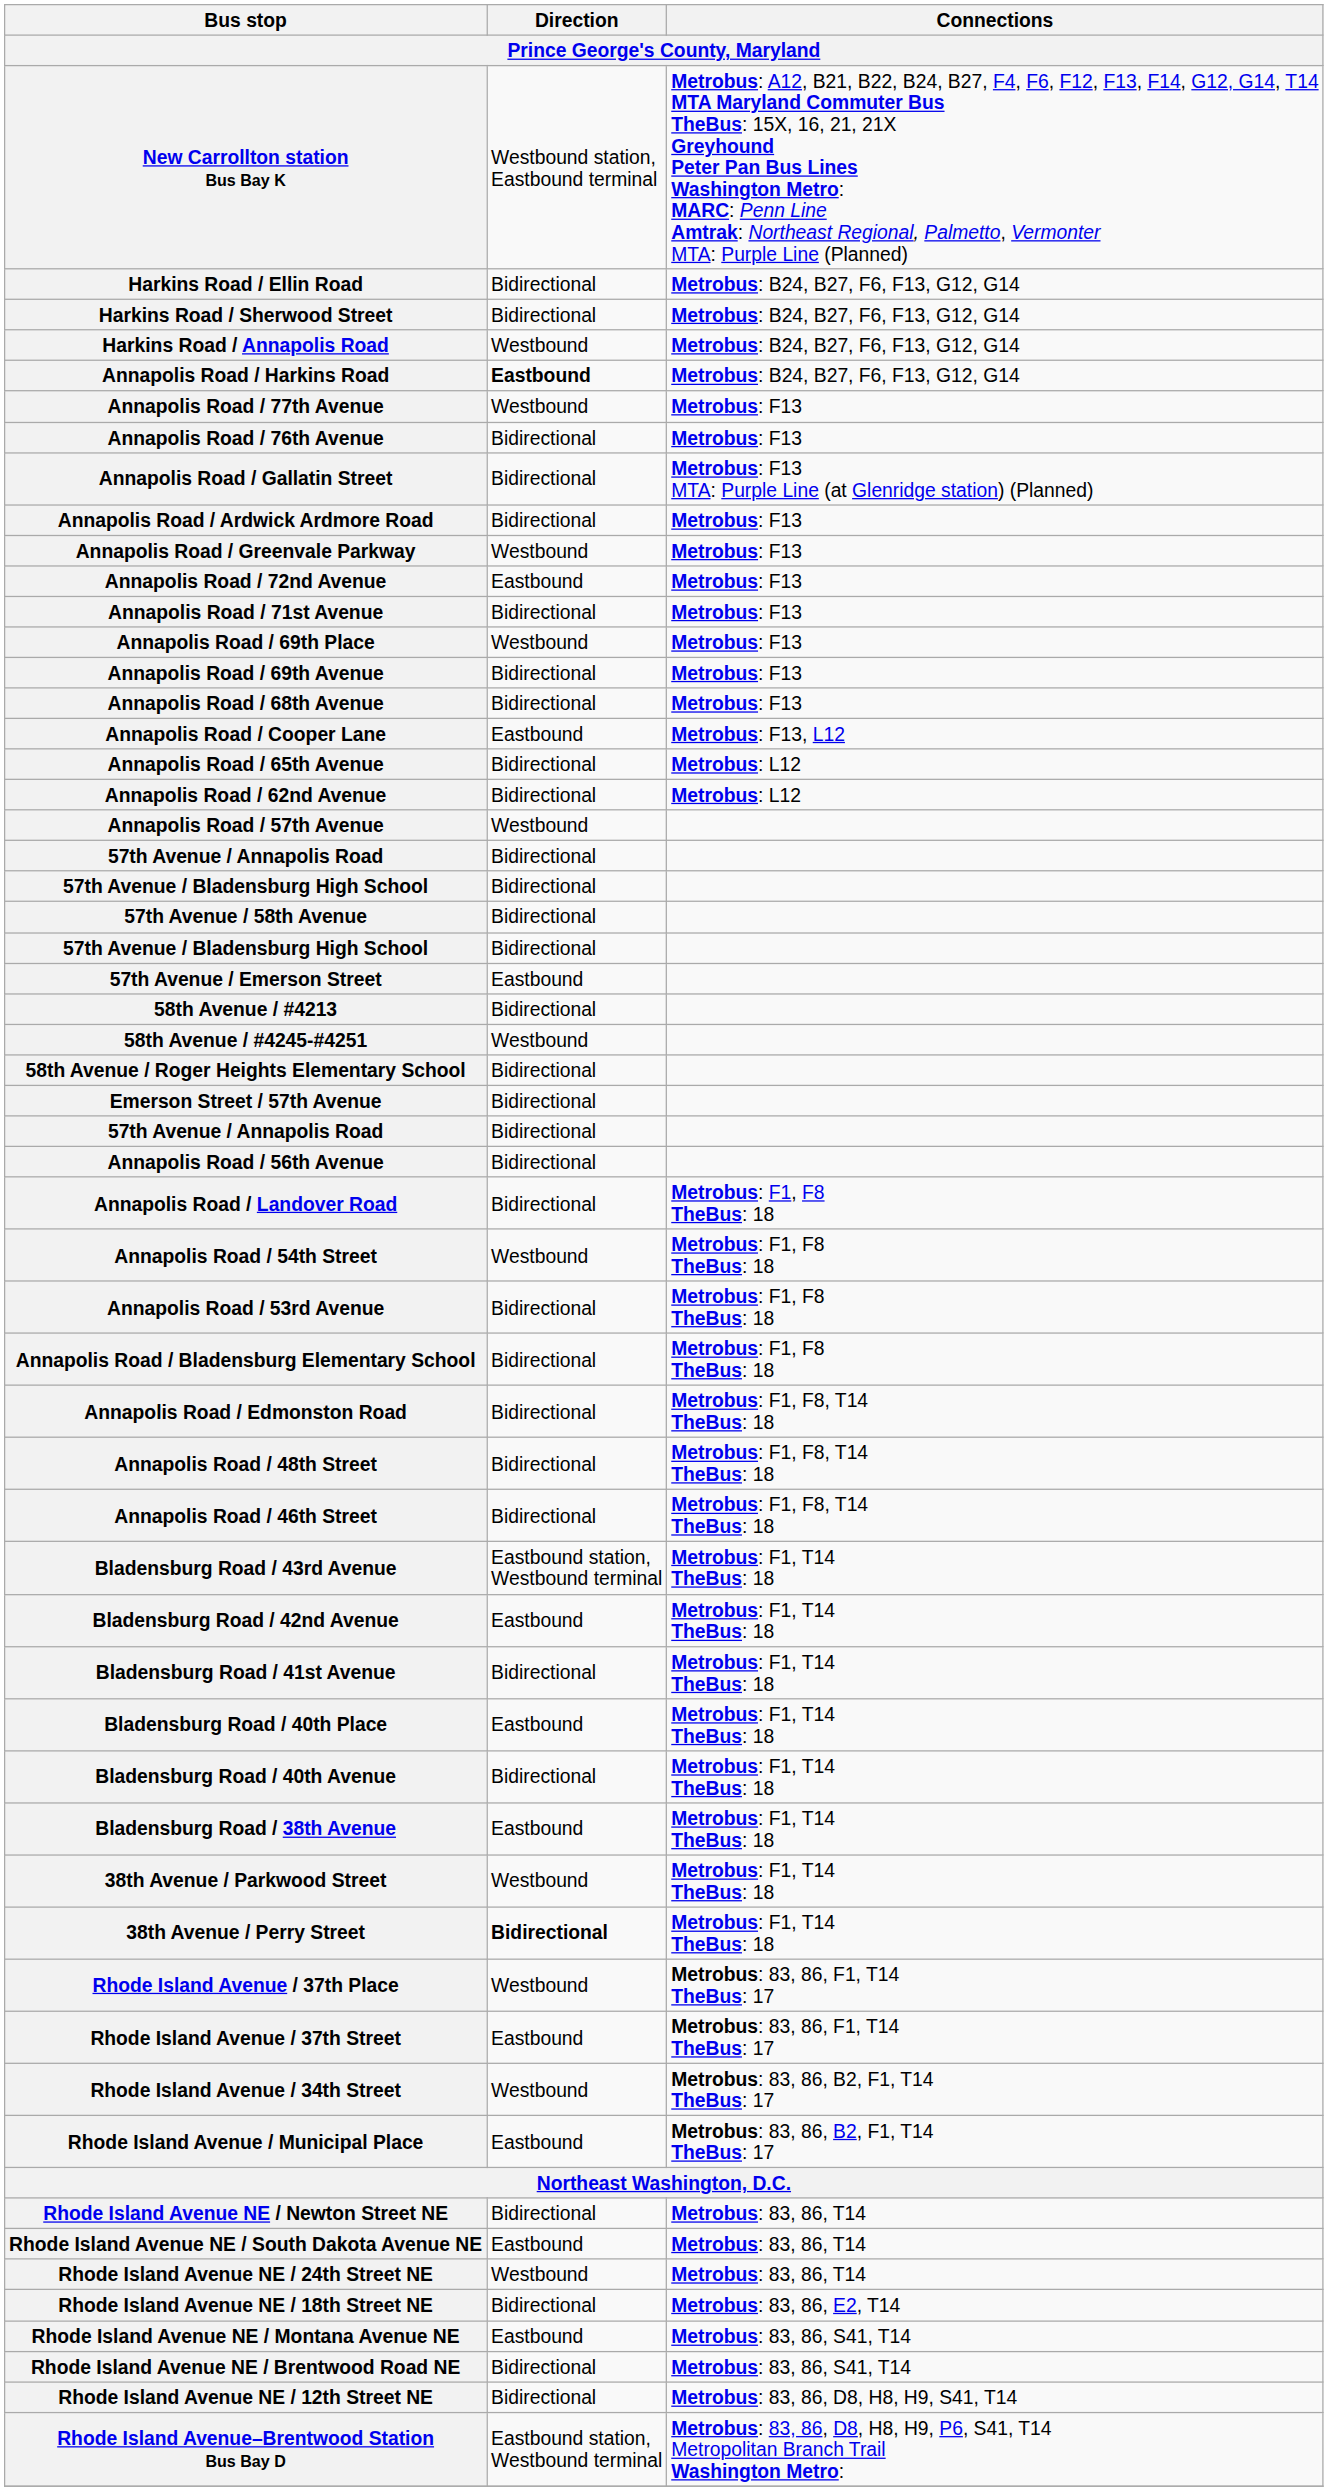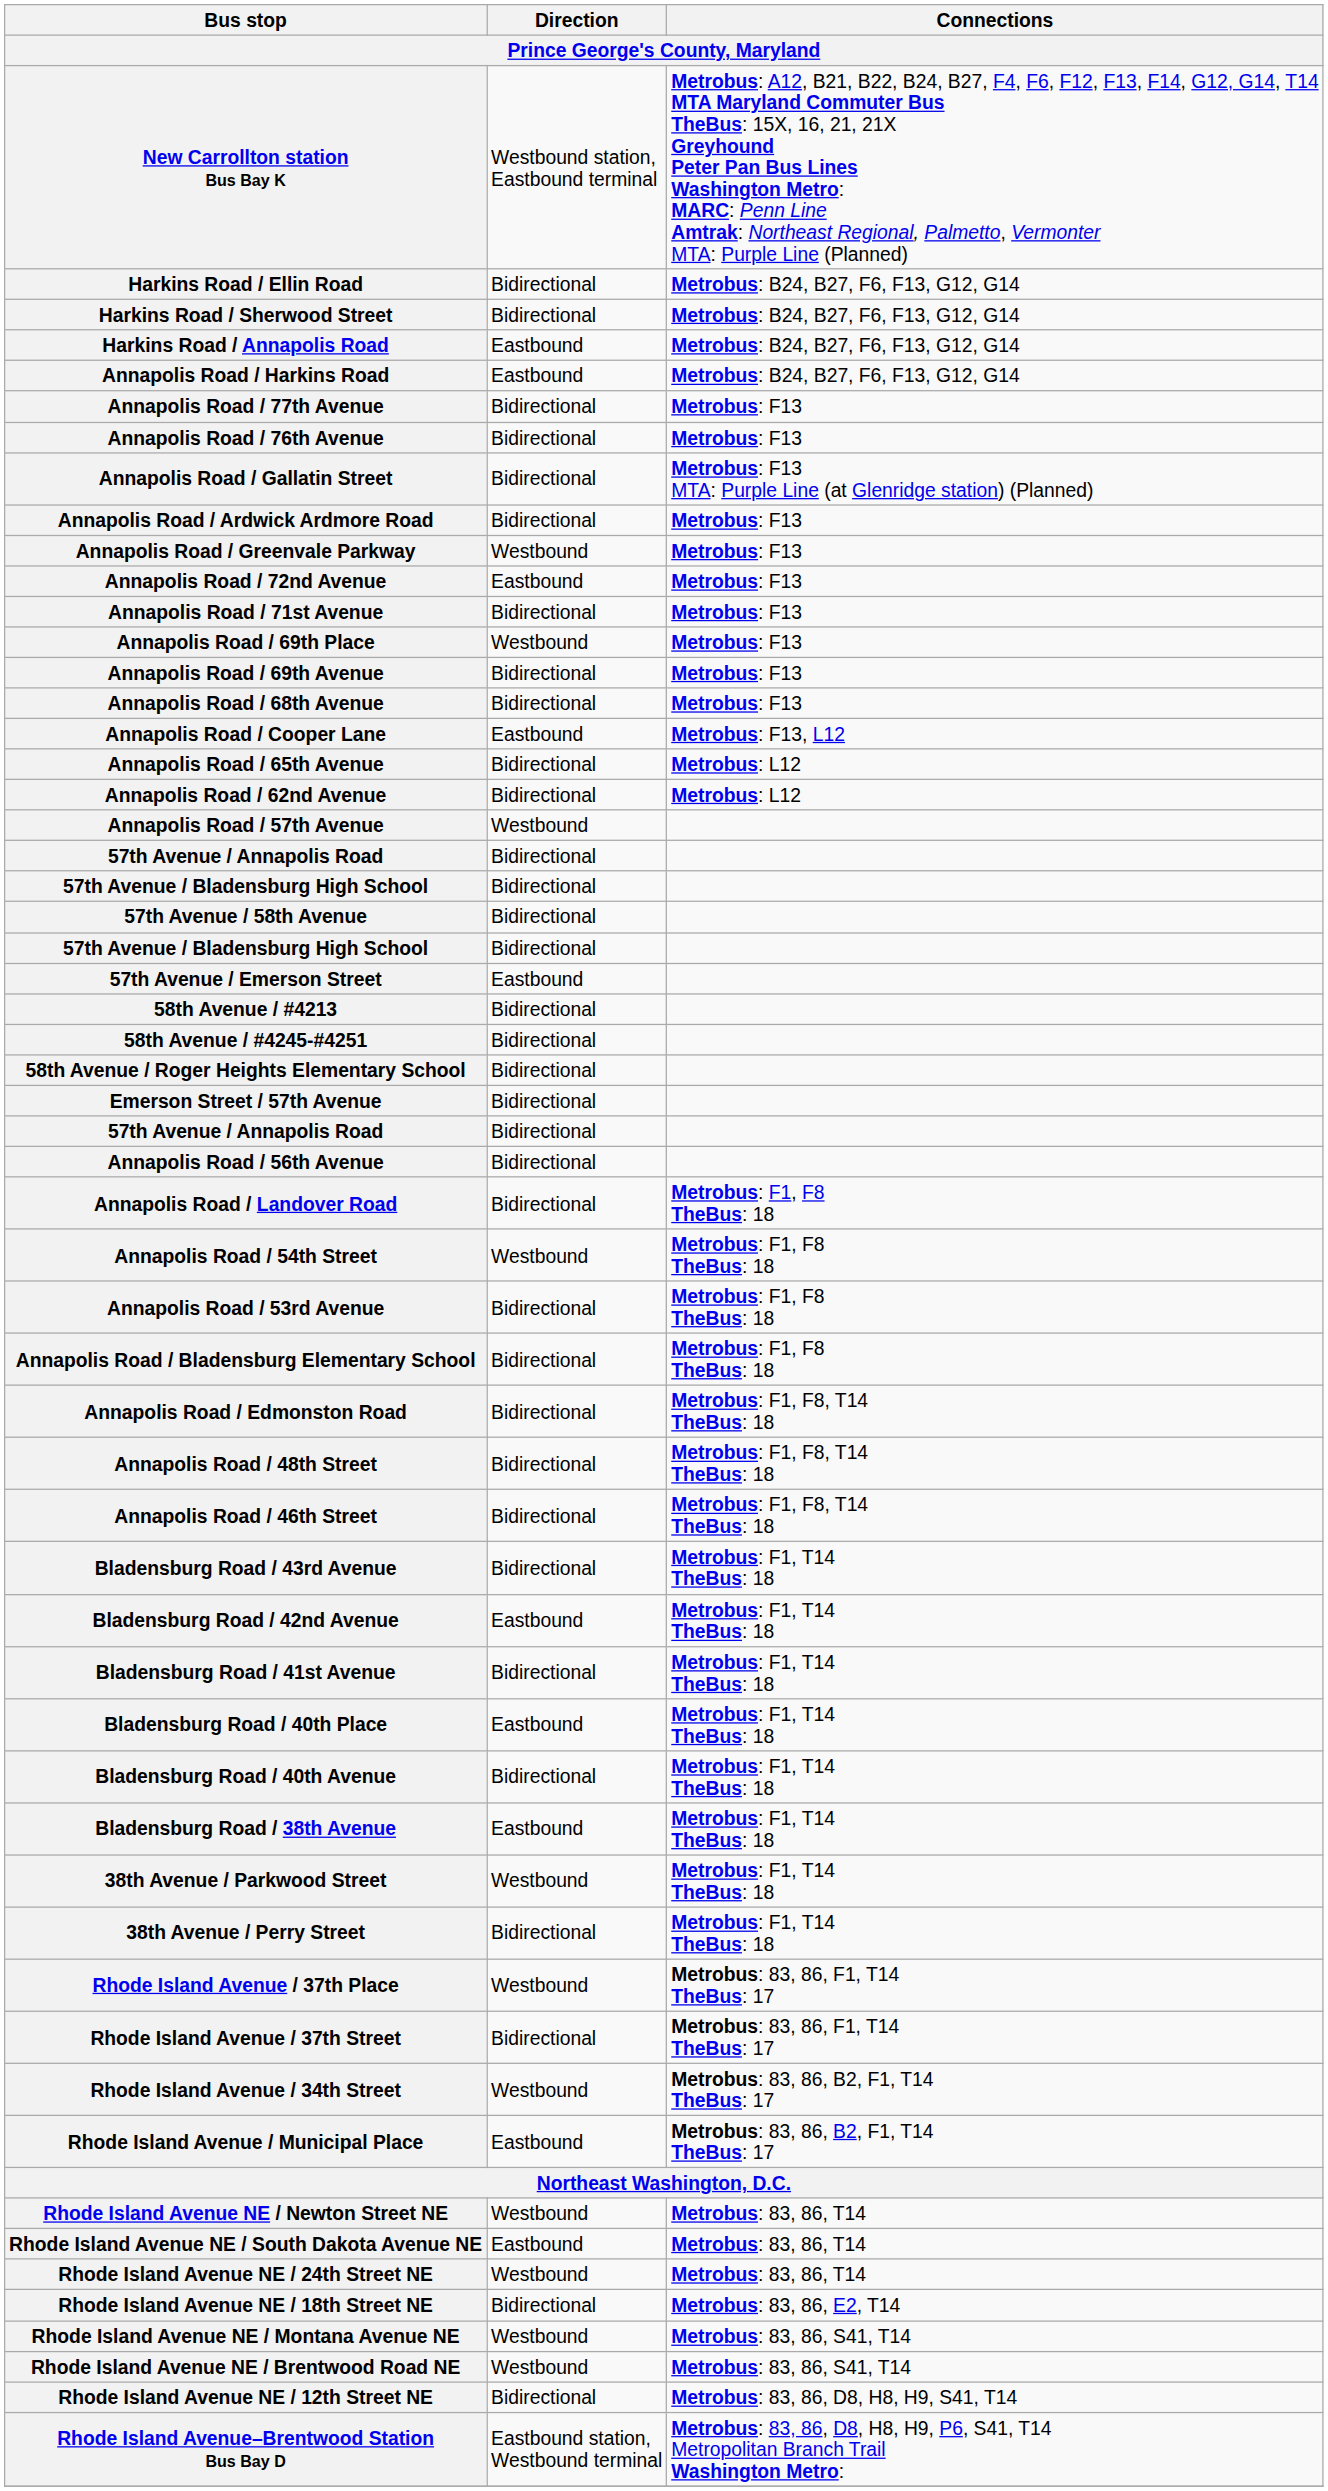(540, 346) Westbound -> (537, 346) Eastbound
(541, 376) bold -> (537, 376) normal
(540, 407) Westbound -> (544, 407) Bidirectional
(540, 1040) Westbound -> (544, 1040) Bidirectional
(577, 1568) Eastbound station, Westbound terminal -> (544, 1568) Bidirectional
(550, 1933) bold -> (544, 1933) normal
(537, 2037) Eastbound -> (544, 2037) Bidirectional
(544, 2214) Bidirectional -> (540, 2214) Westbound
(537, 2336) Eastbound -> (540, 2336) Westbound
(544, 2367) Bidirectional -> (540, 2367) Westbound
